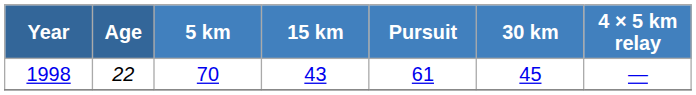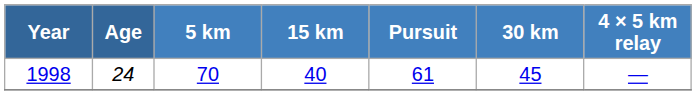(123, 74) 22 -> (123, 74) 24
(315, 74) 43 -> (315, 74) 40
